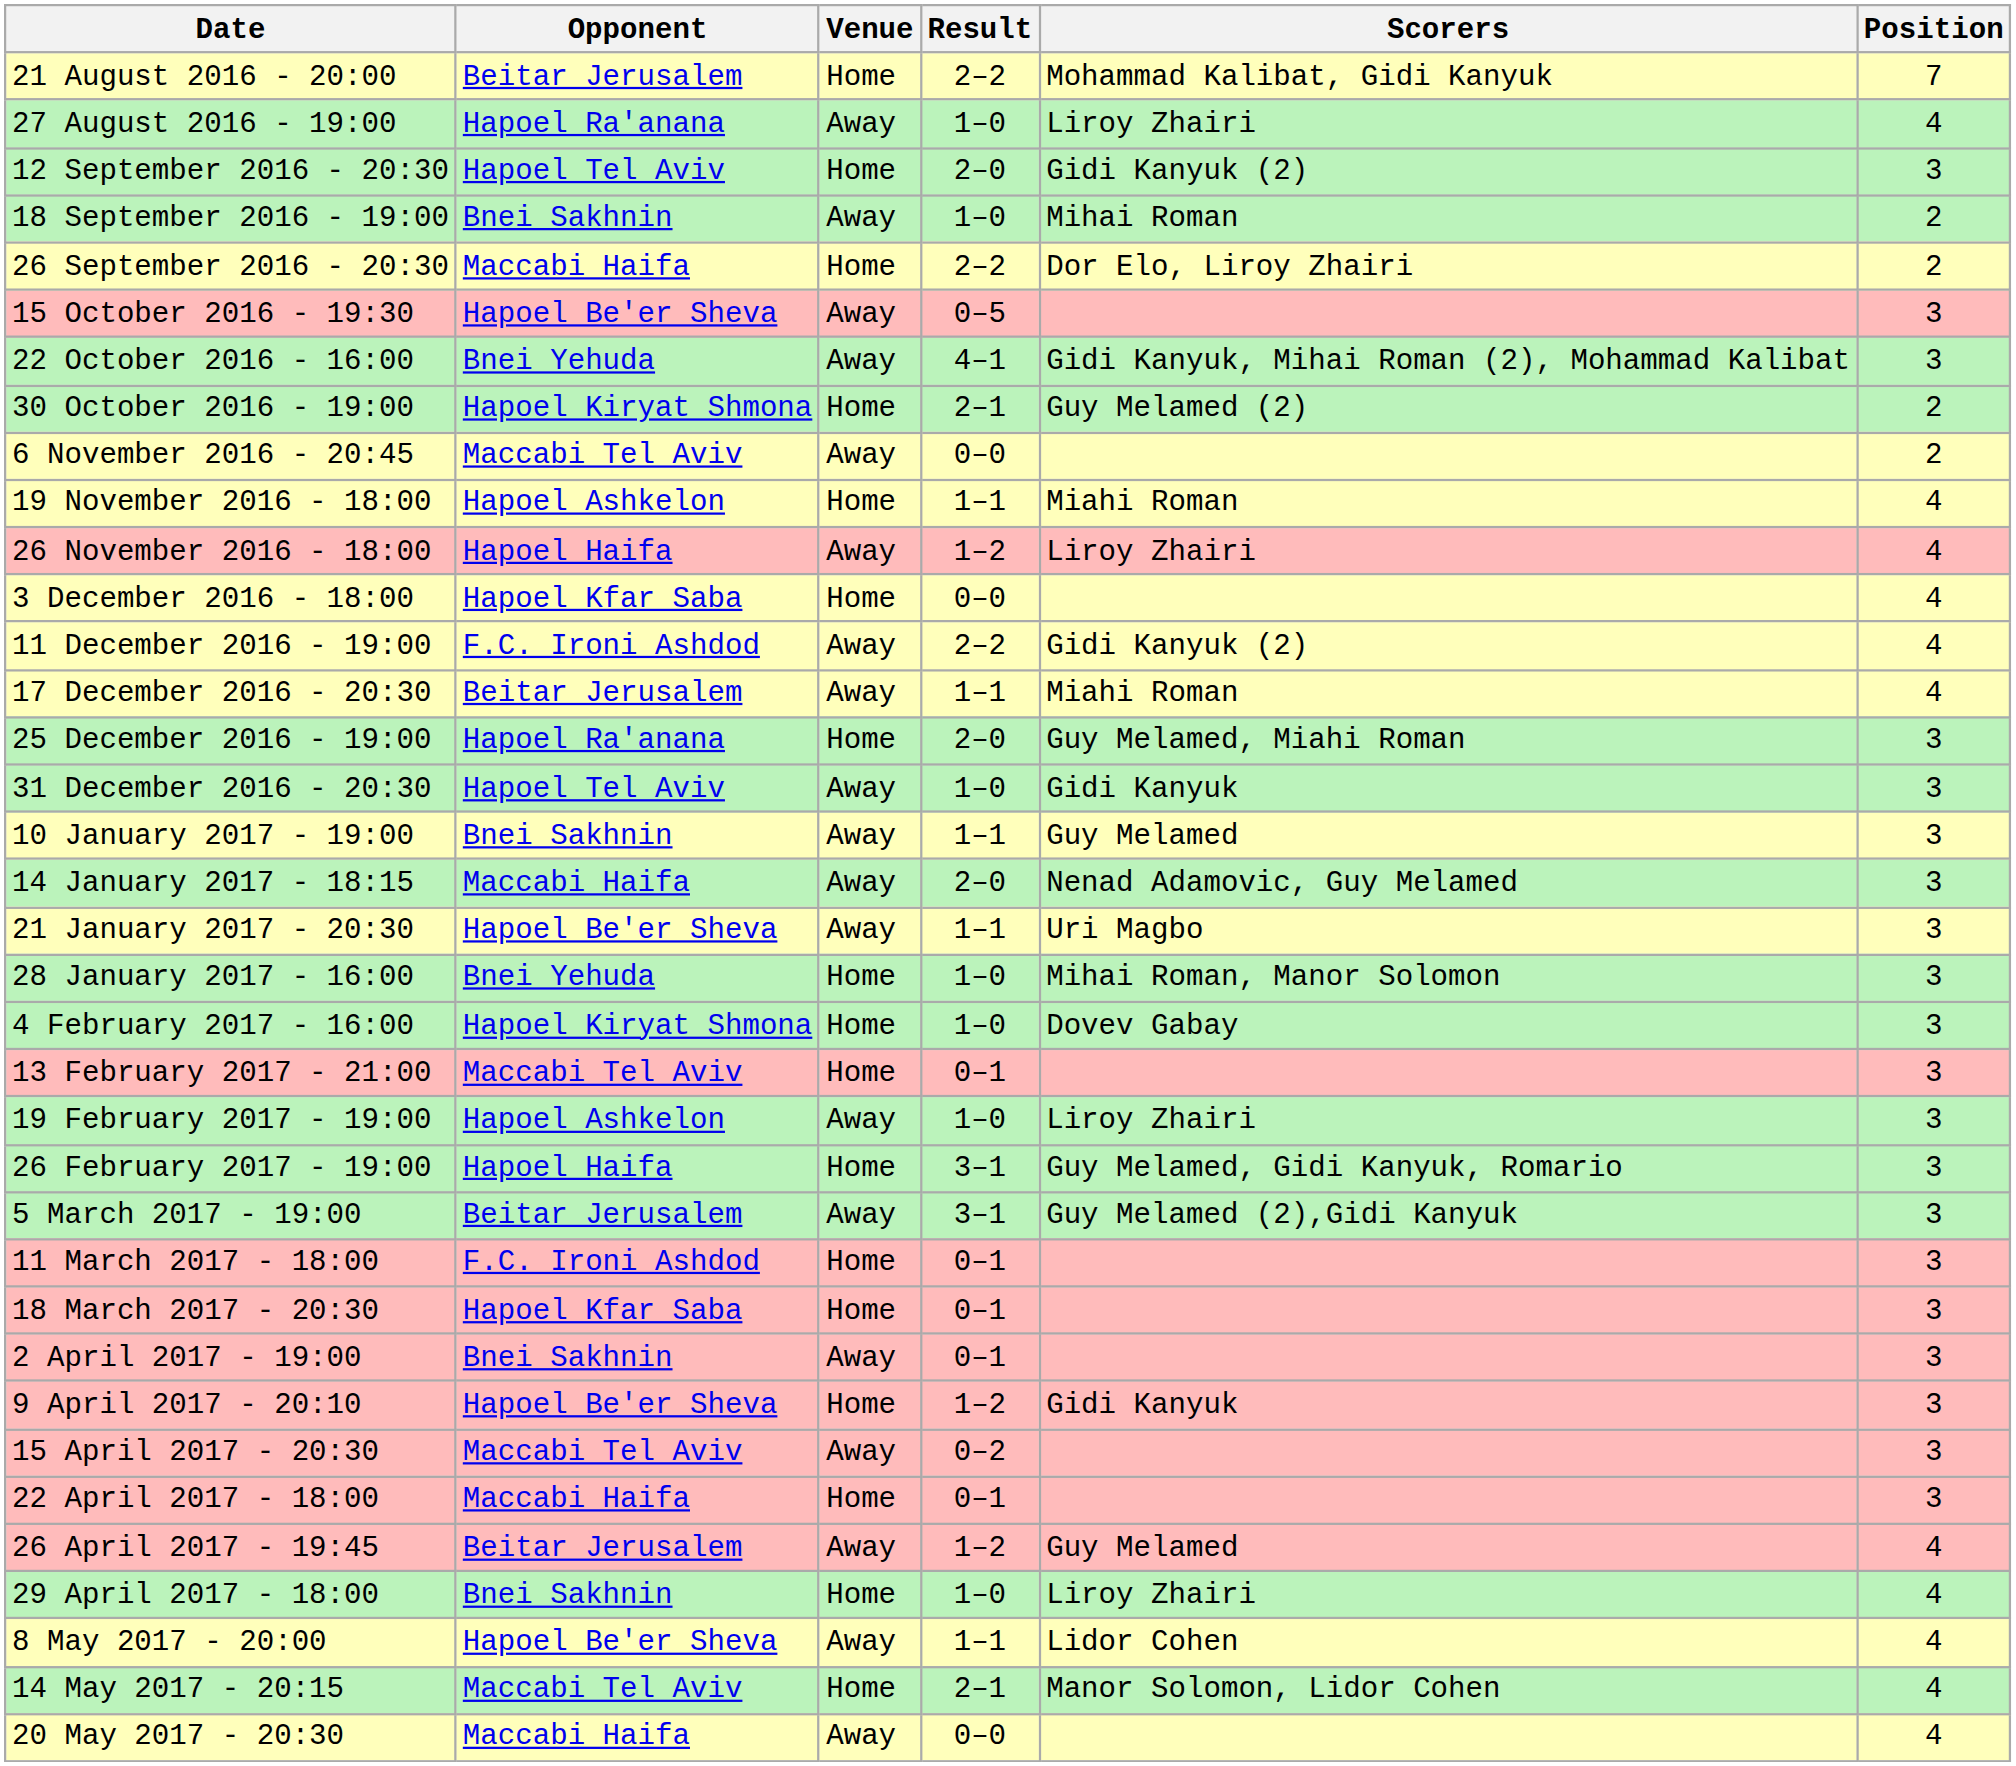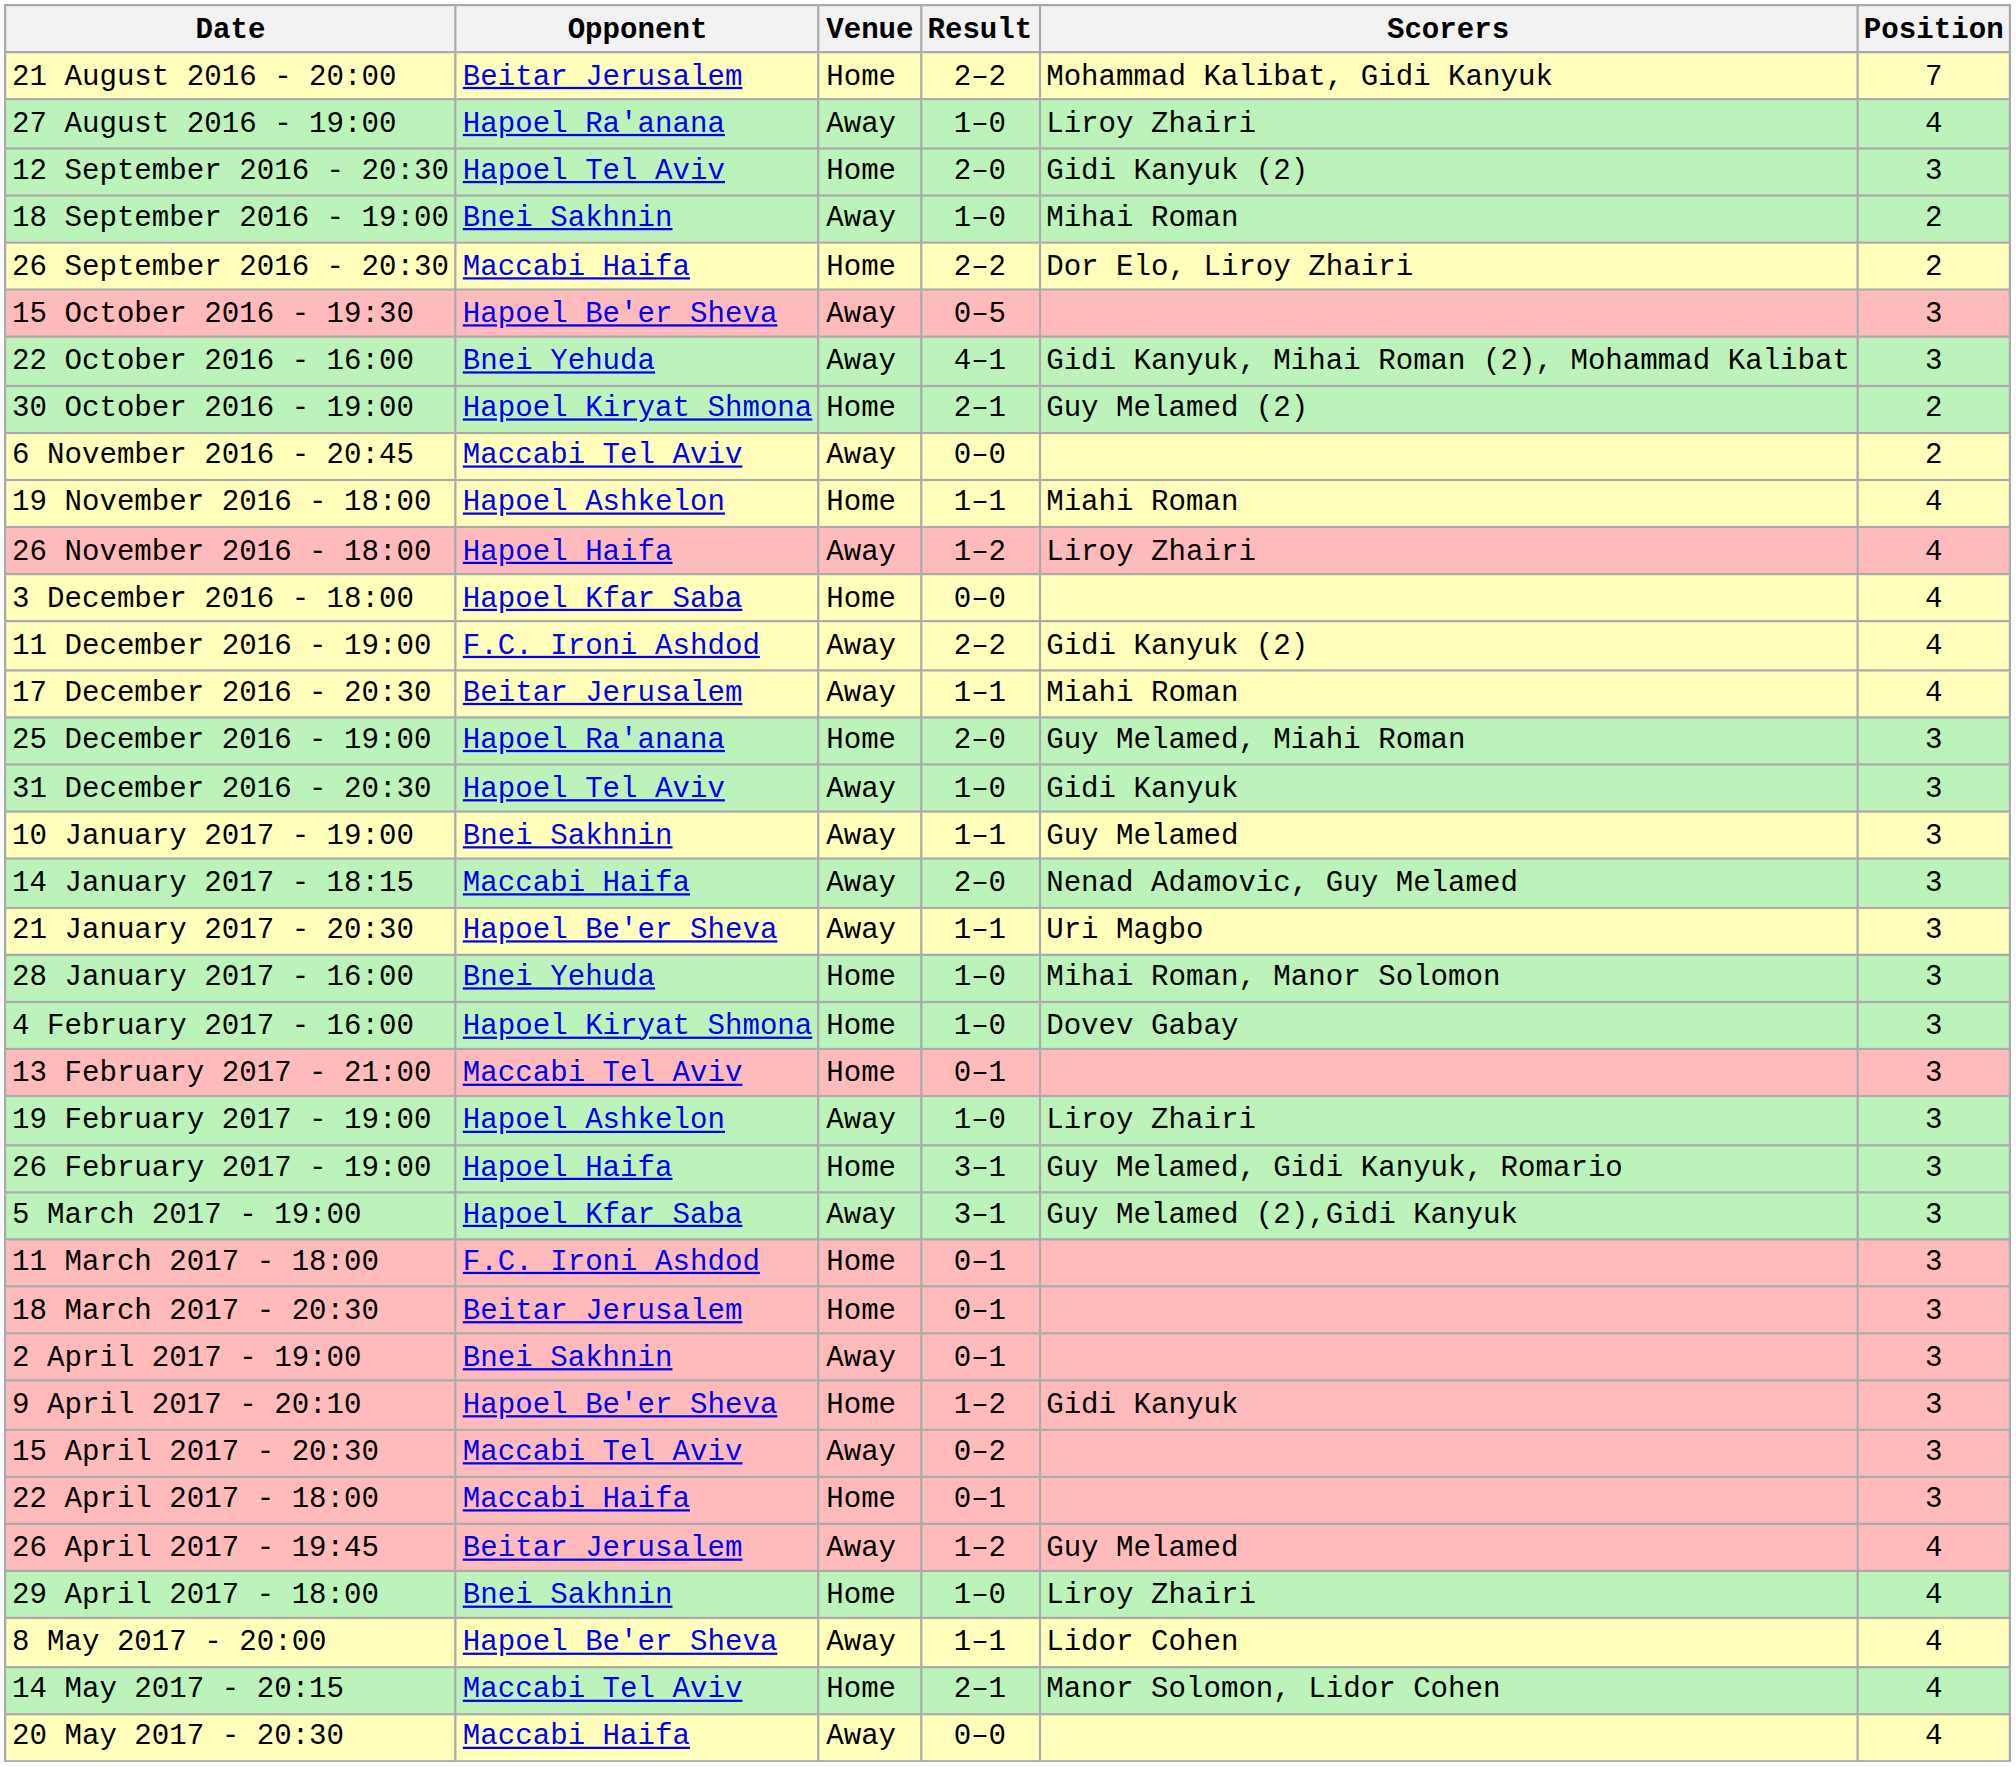(603, 1215) Beitar Jerusalem -> (603, 1215) Hapoel Kfar Saba
(603, 1310) Hapoel Kfar Saba -> (603, 1310) Beitar Jerusalem
